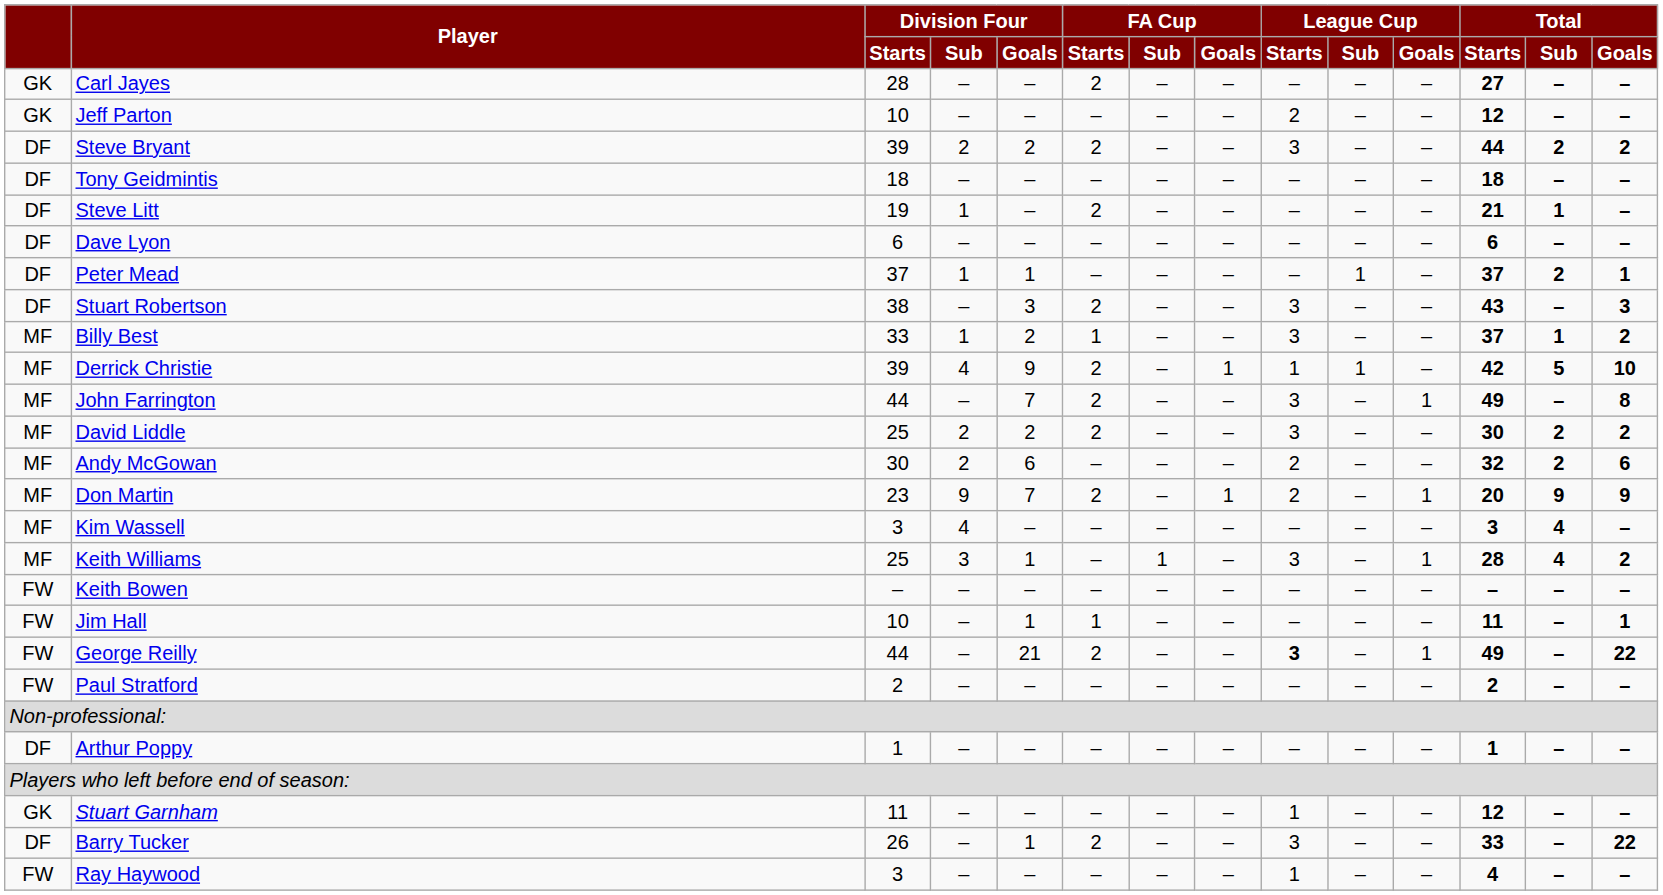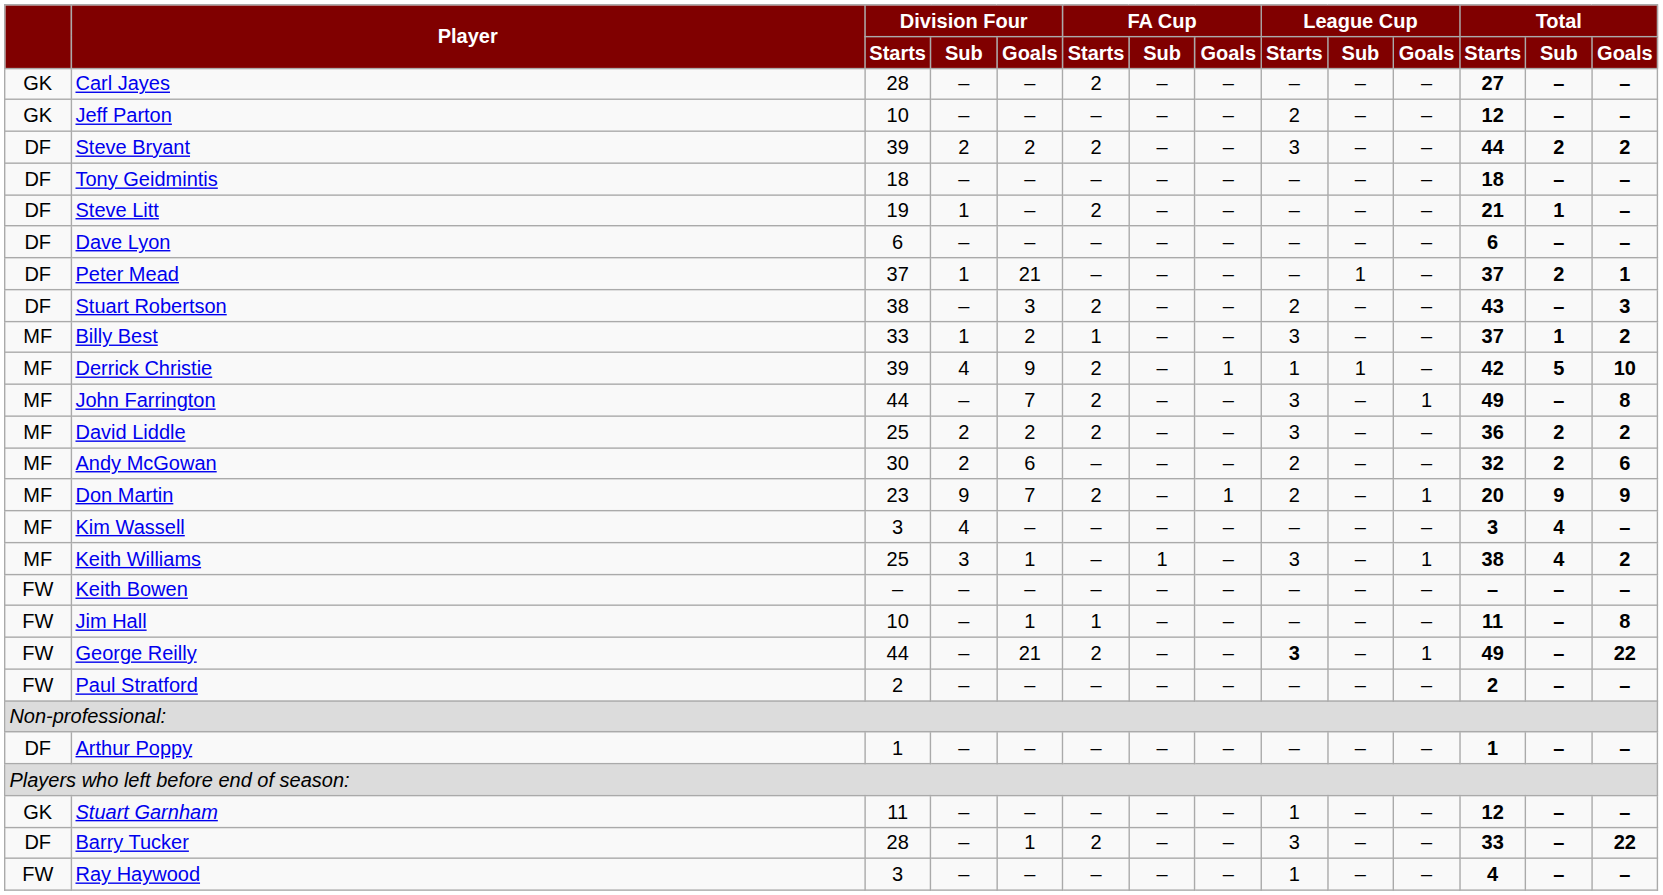(1030, 274) 1 -> (1030, 274) 21
(1294, 305) 3 -> (1294, 305) 2
(1493, 432) 30 -> (1493, 432) 36
(1493, 558) 28 -> (1493, 558) 38
(1625, 622) 1 -> (1625, 622) 8
(898, 843) 26 -> (898, 843) 28
